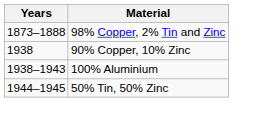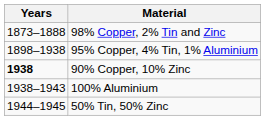+ row: (164, 50)
(20, 50) normal -> (20, 69) bold
